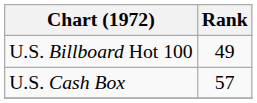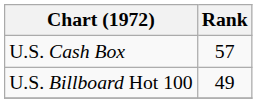rows swapped: (101, 51) <-> (67, 82)
